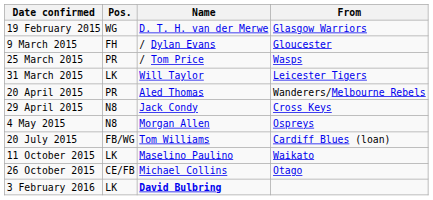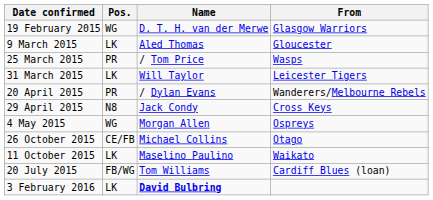(111, 44) FH -> (111, 44) LK
(177, 44) / Dylan Evans -> (172, 44) Aled Thomas
(172, 92) Aled Thomas -> (177, 92) / Dylan Evans
(111, 124) N8 -> (111, 124) WG
rows swapped: (42, 139) <-> (51, 171)
